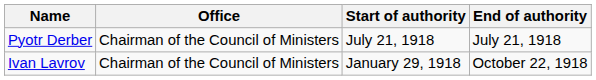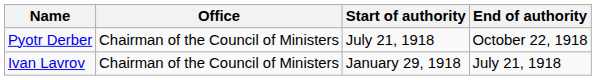(517, 39) July 21, 1918 -> (530, 39) October 22, 1918
(530, 63) October 22, 1918 -> (517, 63) July 21, 1918
